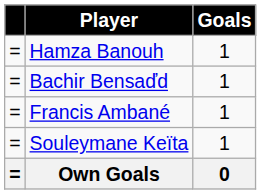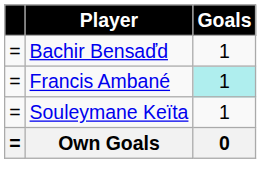- row: (97, 51)
(224, 113) no background -> (224, 82) paleturquoise background
